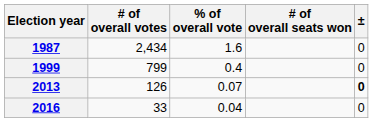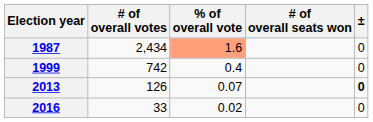(233, 48) no background -> (233, 48) lightsalmon background
(157, 68) 799 -> (157, 68) 742
(230, 107) 0.04 -> (230, 107) 0.02
